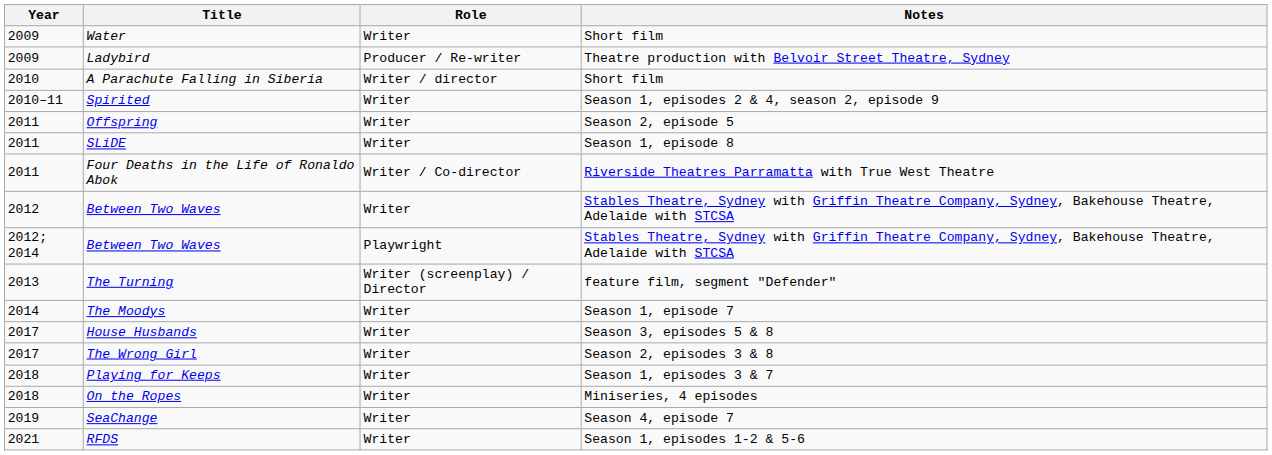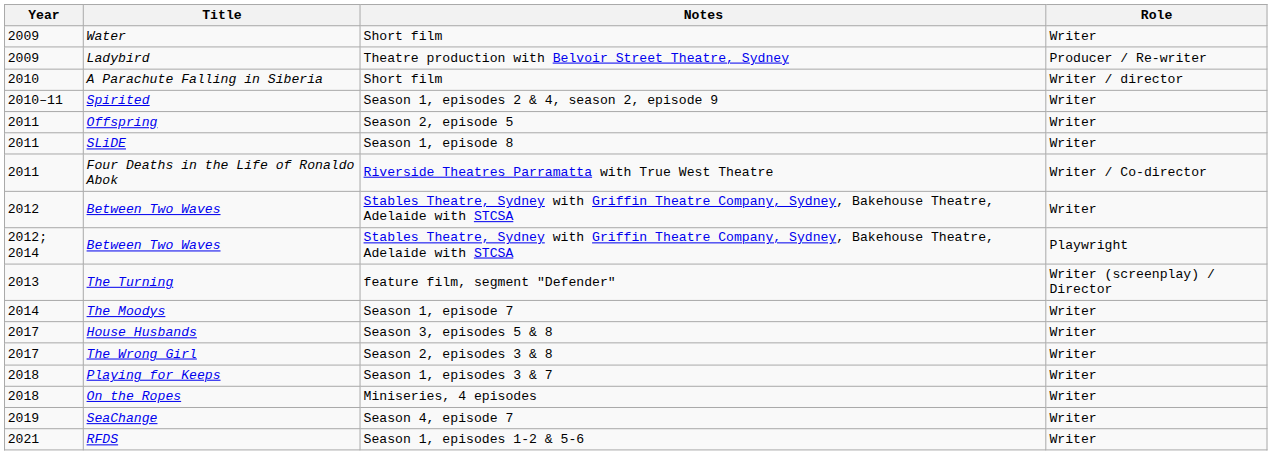columns swapped: (471, 15) <-> (924, 15)
